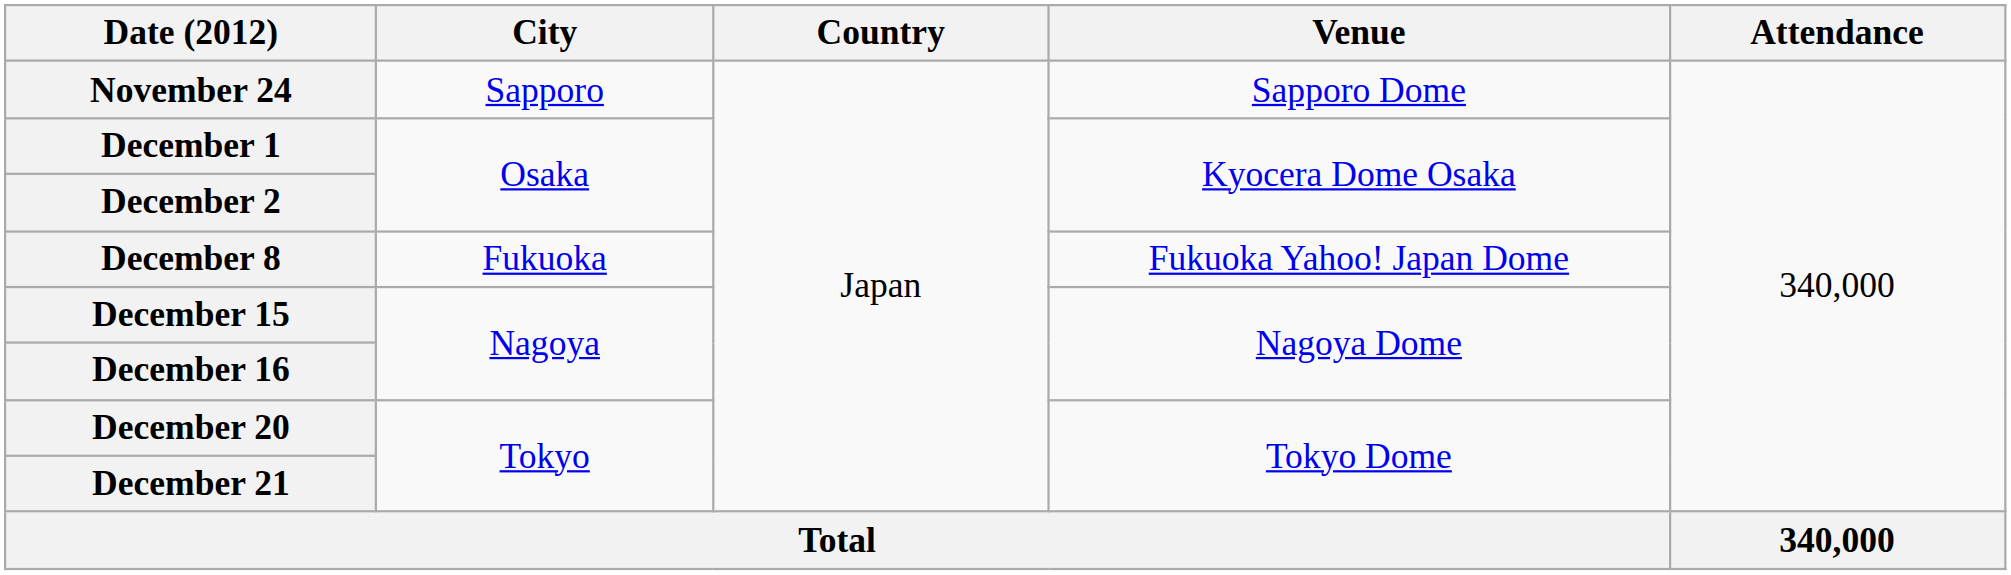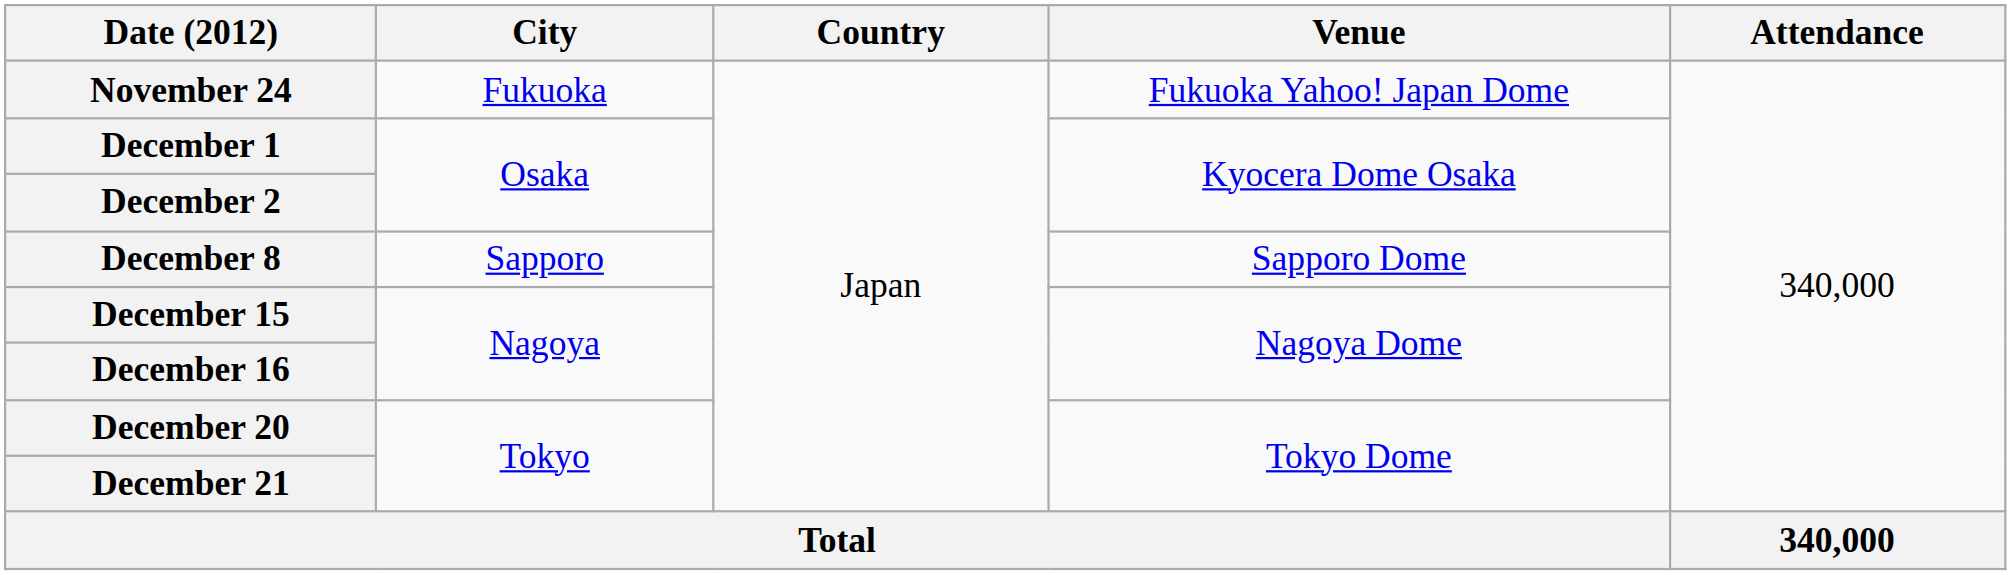(545, 88) Sapporo -> (545, 88) Fukuoka
(1359, 88) Sapporo Dome -> (1359, 88) Fukuoka Yahoo! Japan Dome
(545, 257) Fukuoka -> (545, 257) Sapporo
(1359, 257) Fukuoka Yahoo! Japan Dome -> (1359, 257) Sapporo Dome
